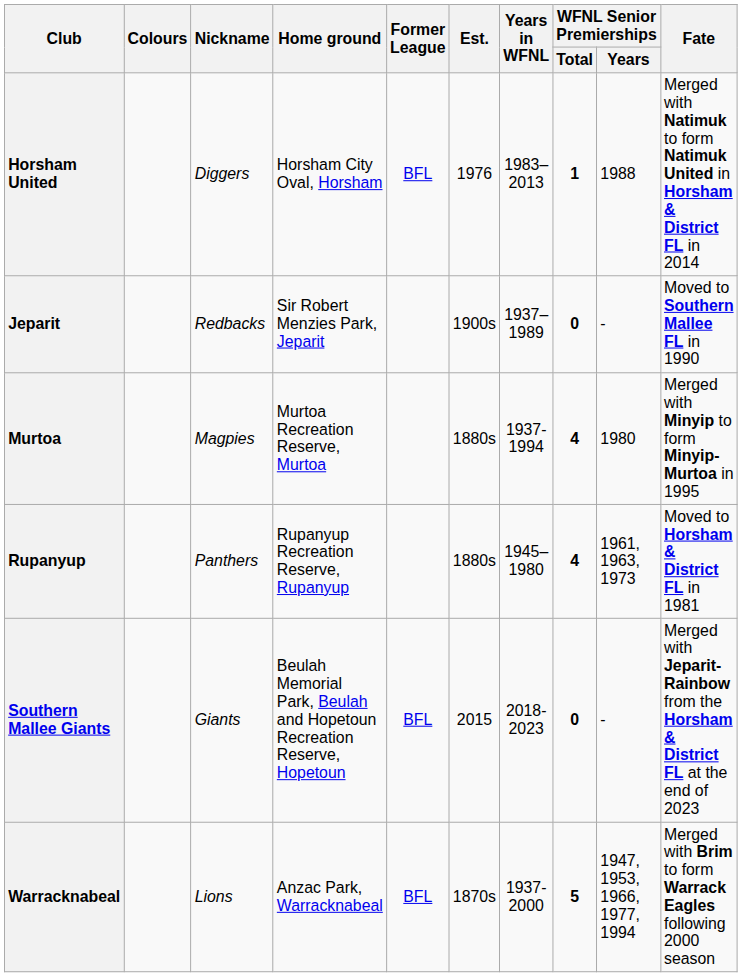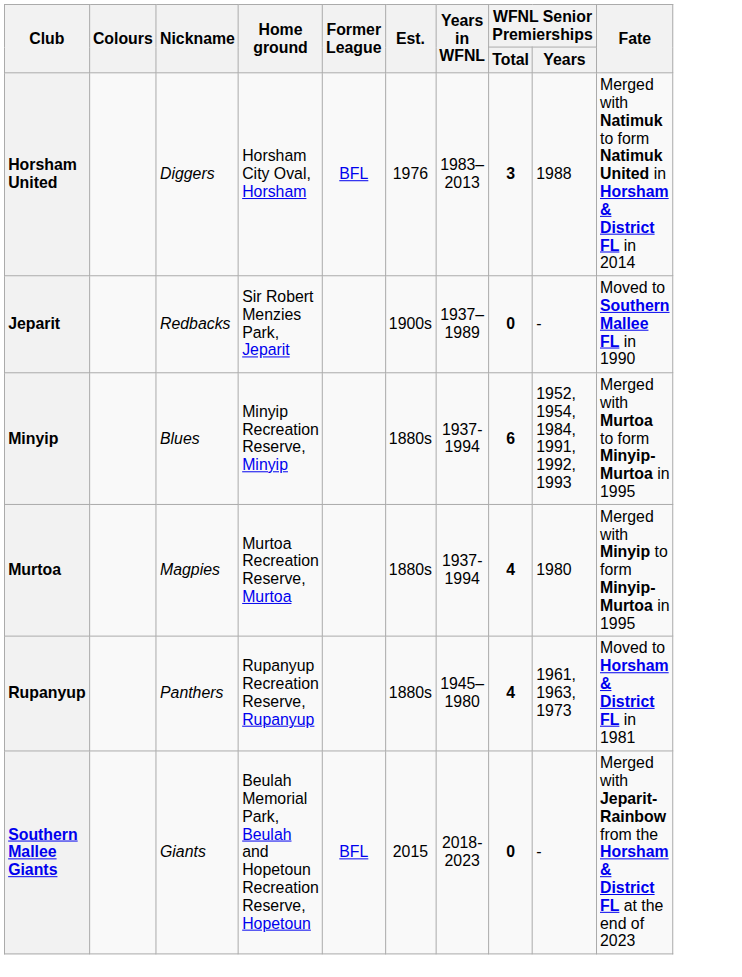(575, 174) 1 -> (511, 174) 3
+ row: (33, 438)
- row: (64, 896)
